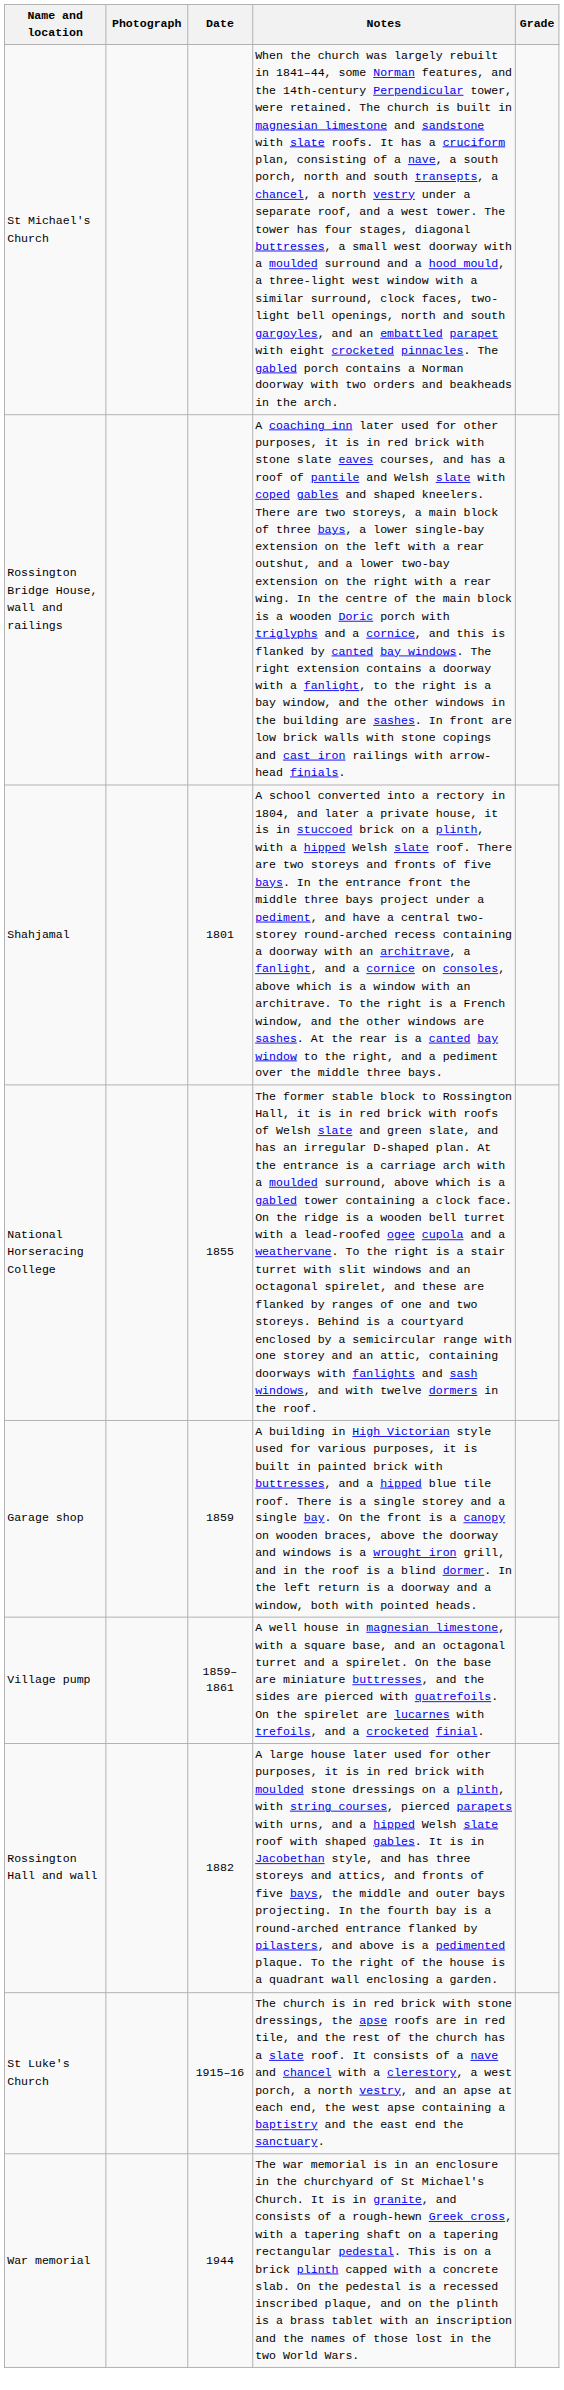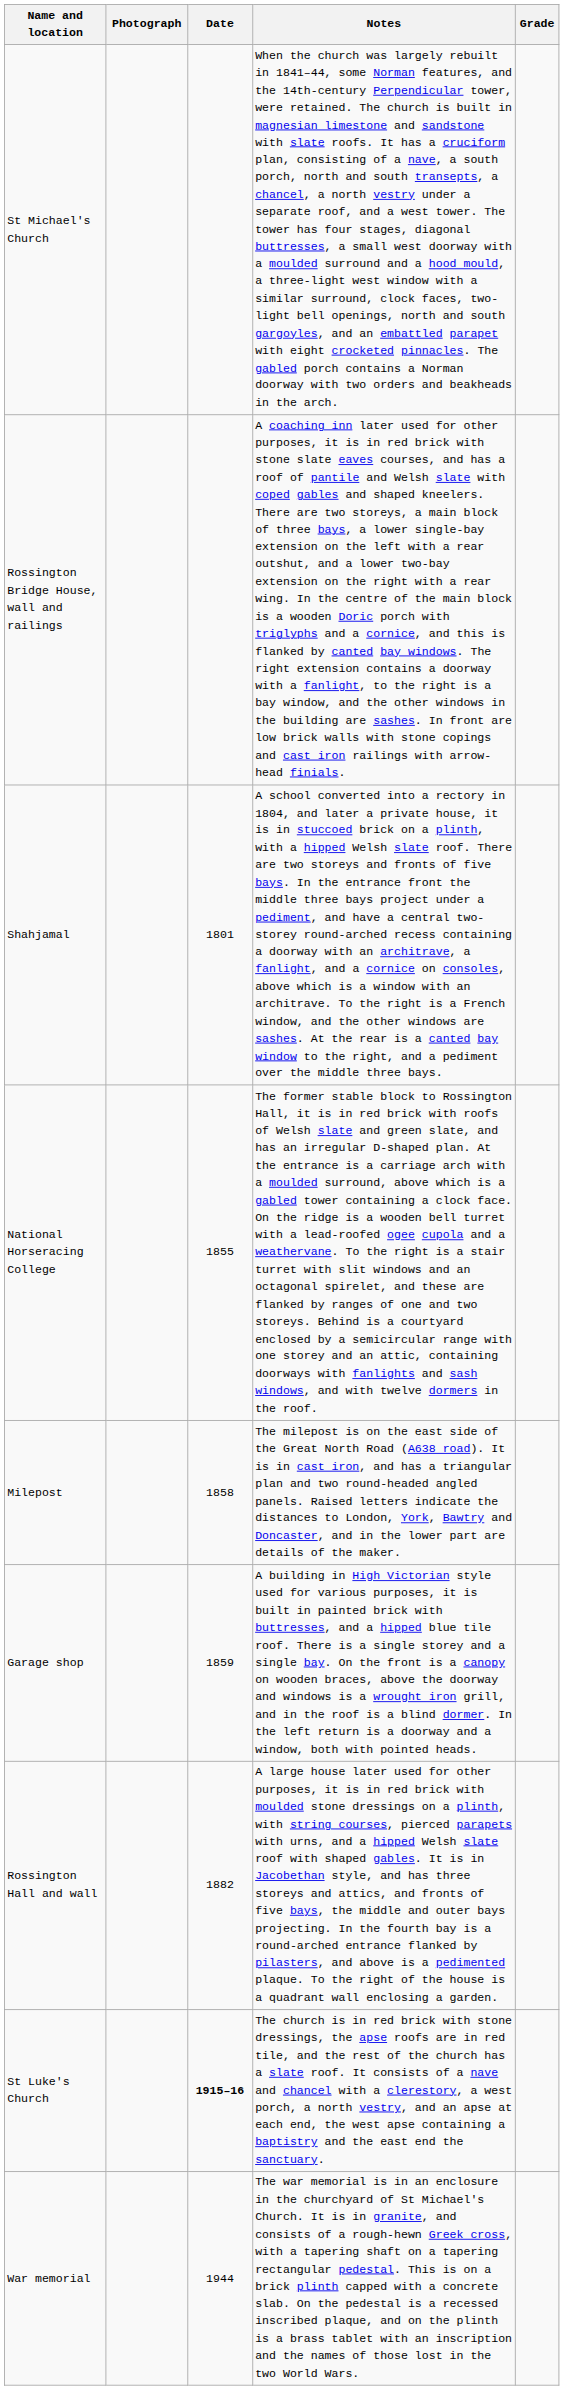+ row: (35, 1492)
- row: (49, 1680)
(220, 2073) normal -> (220, 2090) bold
